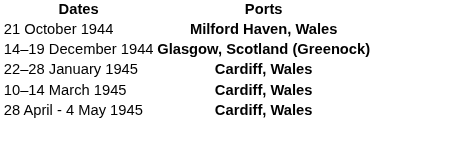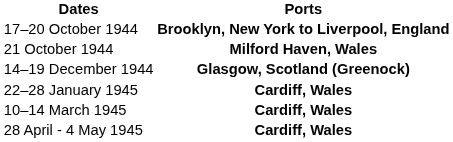+ row: (71, 29)
